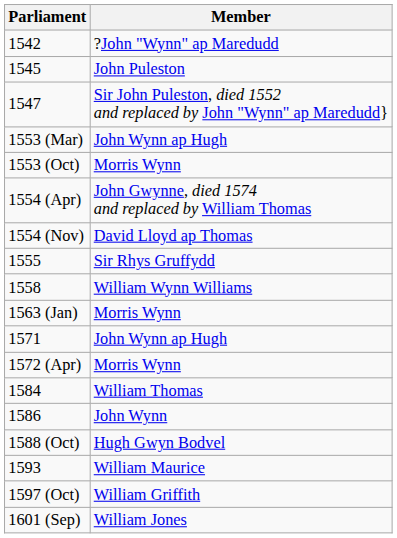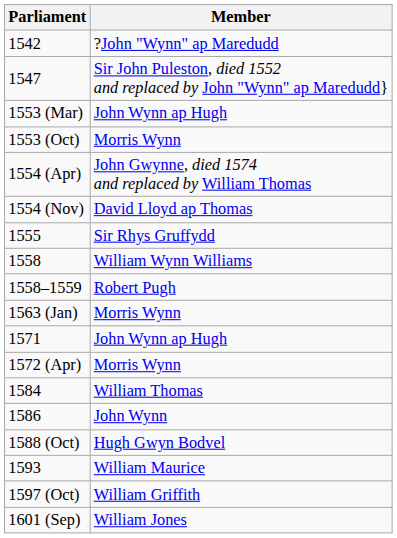- row: (25, 69)
+ row: (45, 287)
